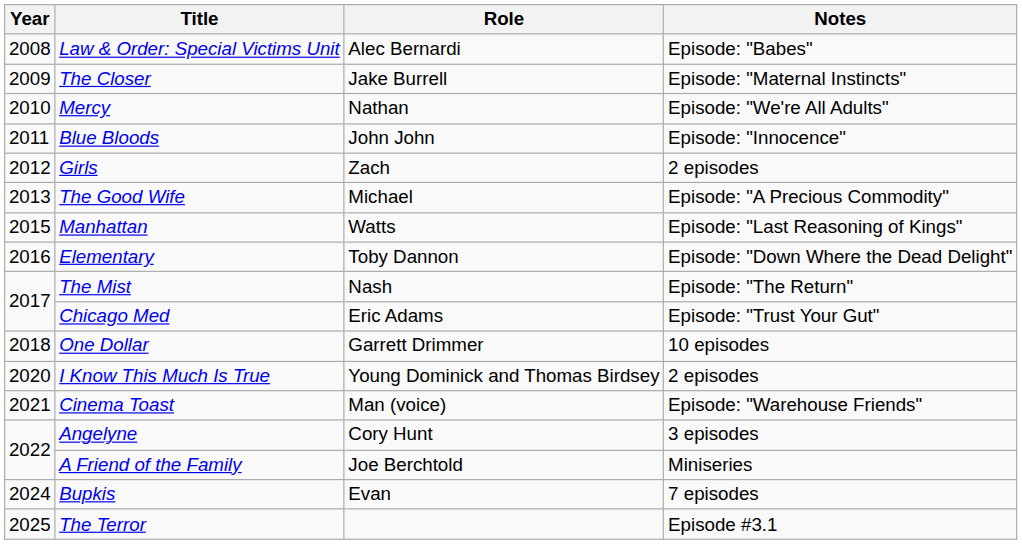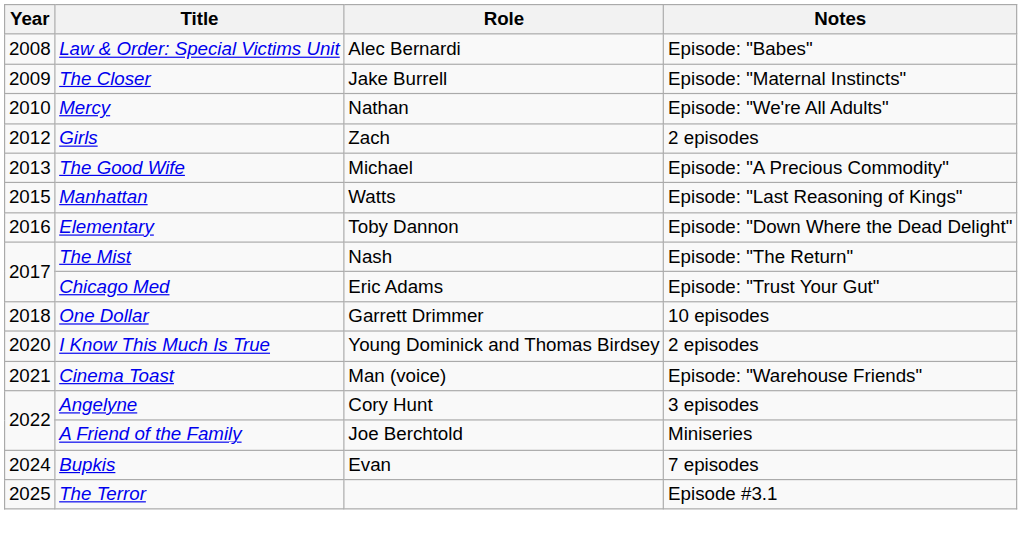- row: (109, 138)
